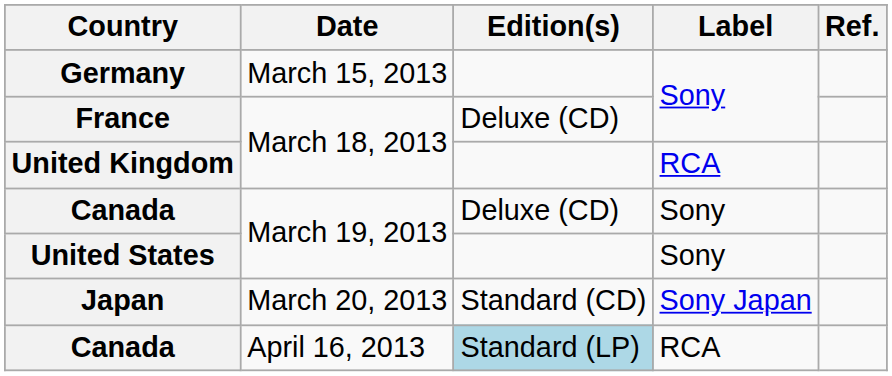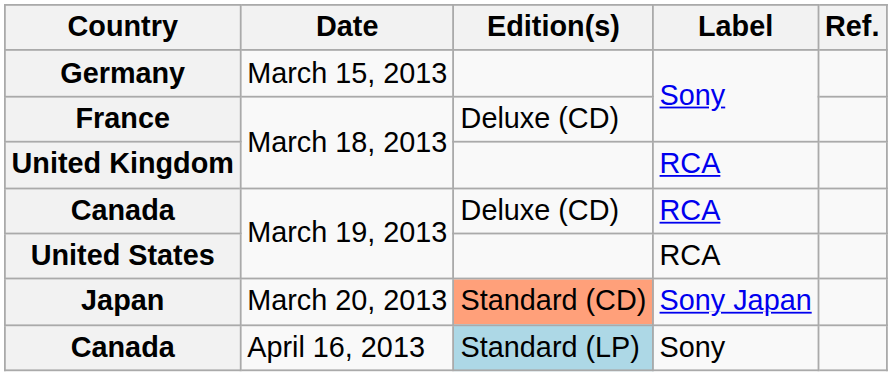(692, 210) Sony -> (690, 210) RCA
(692, 255) Sony -> (690, 255) RCA
(553, 301) no background -> (553, 301) lightsalmon background
(690, 347) RCA -> (692, 347) Sony
